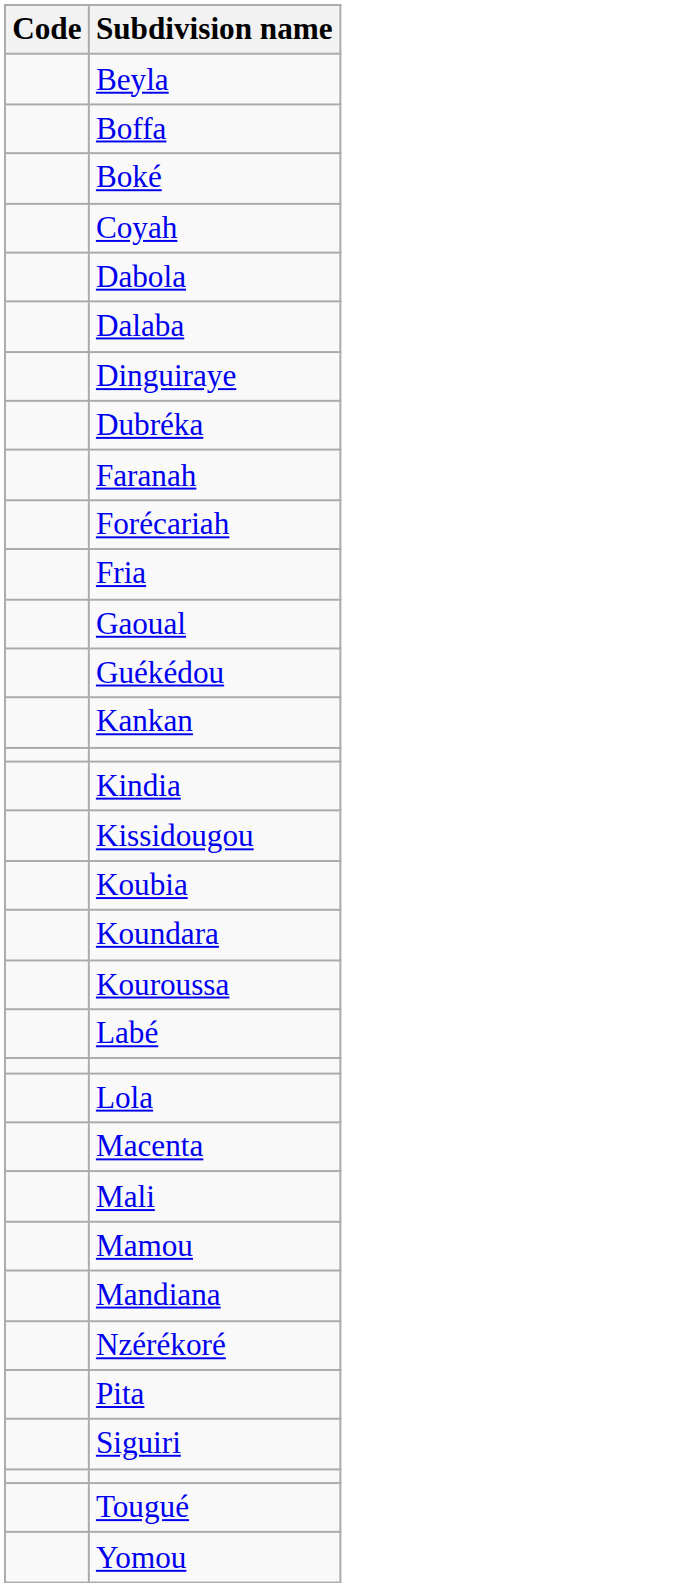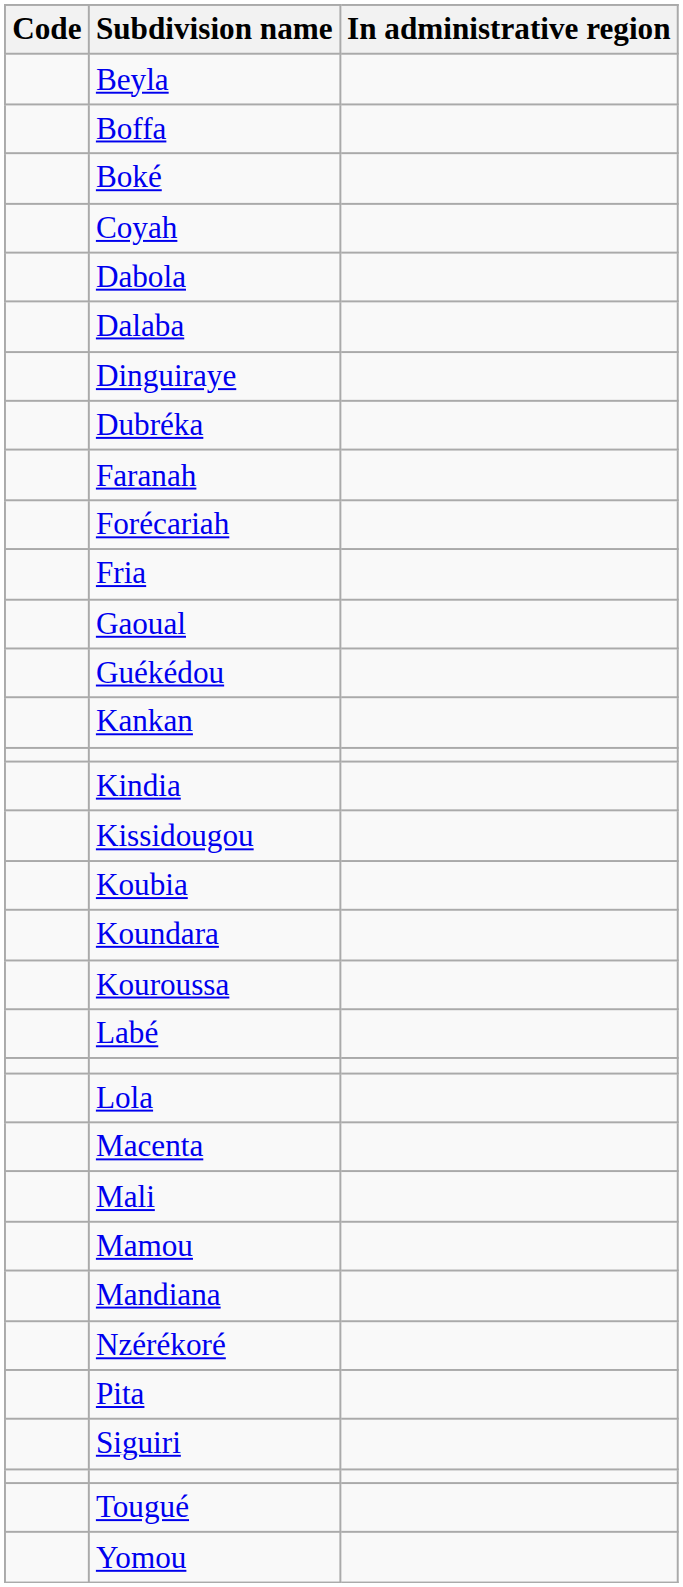+ column: (509, 29)
